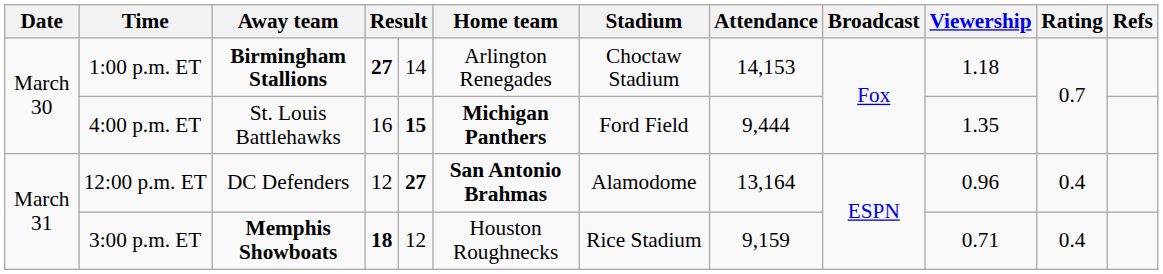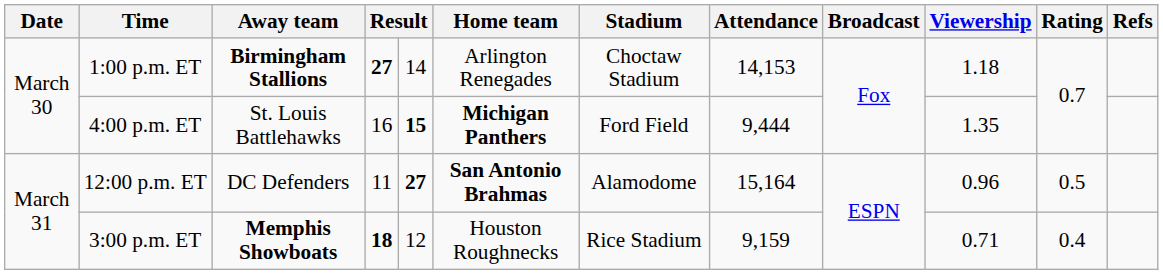(382, 182) 12 -> (382, 182) 11
(766, 182) 13,164 -> (766, 182) 15,164
(1072, 182) 0.4 -> (1072, 182) 0.5
